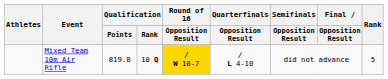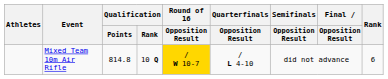(120, 59) 819.8 -> (120, 59) 814.8
(373, 59) 5 -> (373, 59) 6
